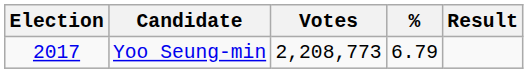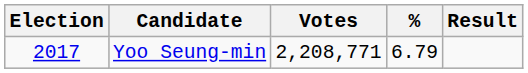(329, 53) 2,208,773 -> (329, 53) 2,208,771
